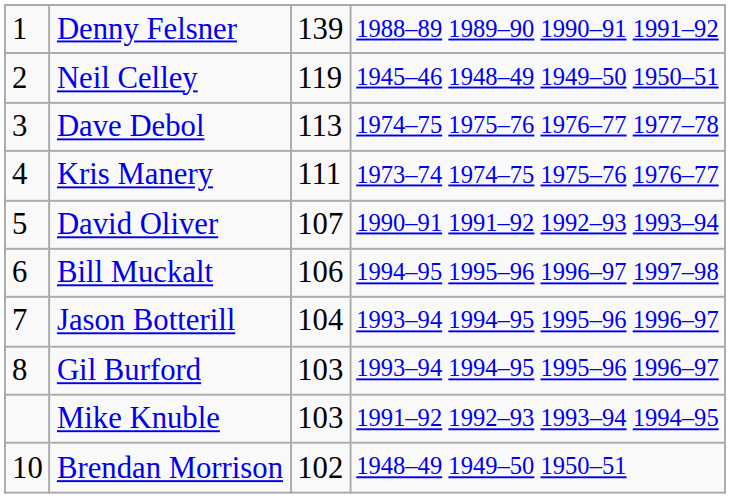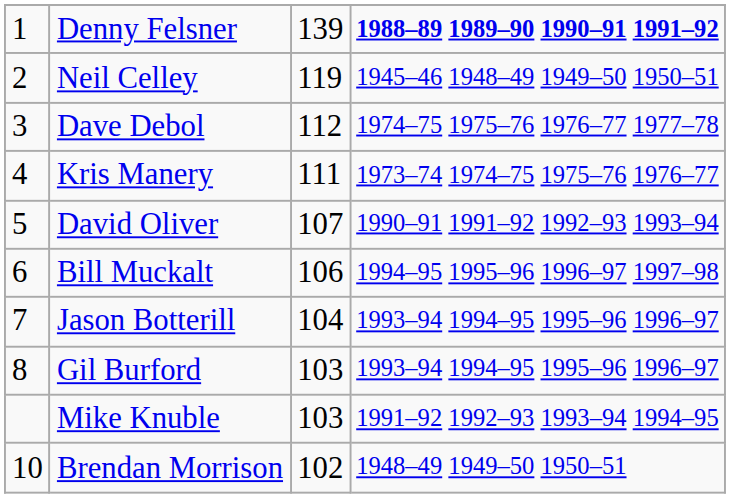(537, 28) normal -> (537, 28) bold
(320, 126) 113 -> (320, 126) 112
